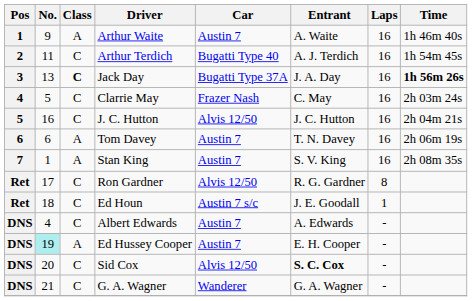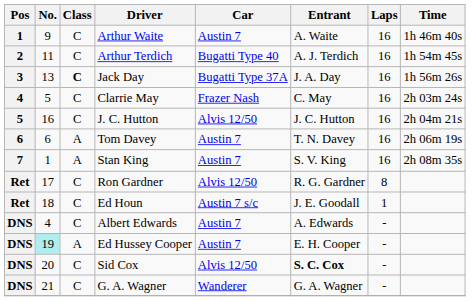(77, 35) A -> (77, 35) C
(434, 77) bold -> (433, 77) normal
